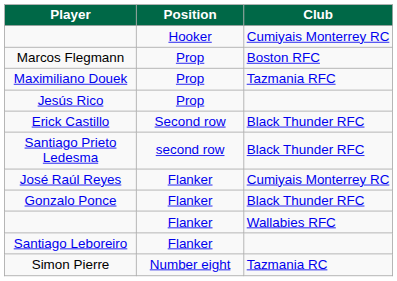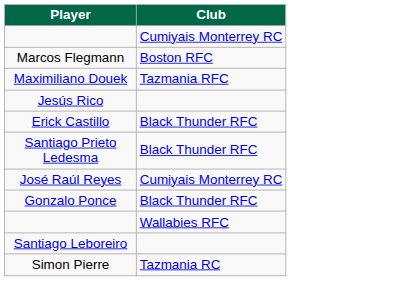- column: (190, 15)
